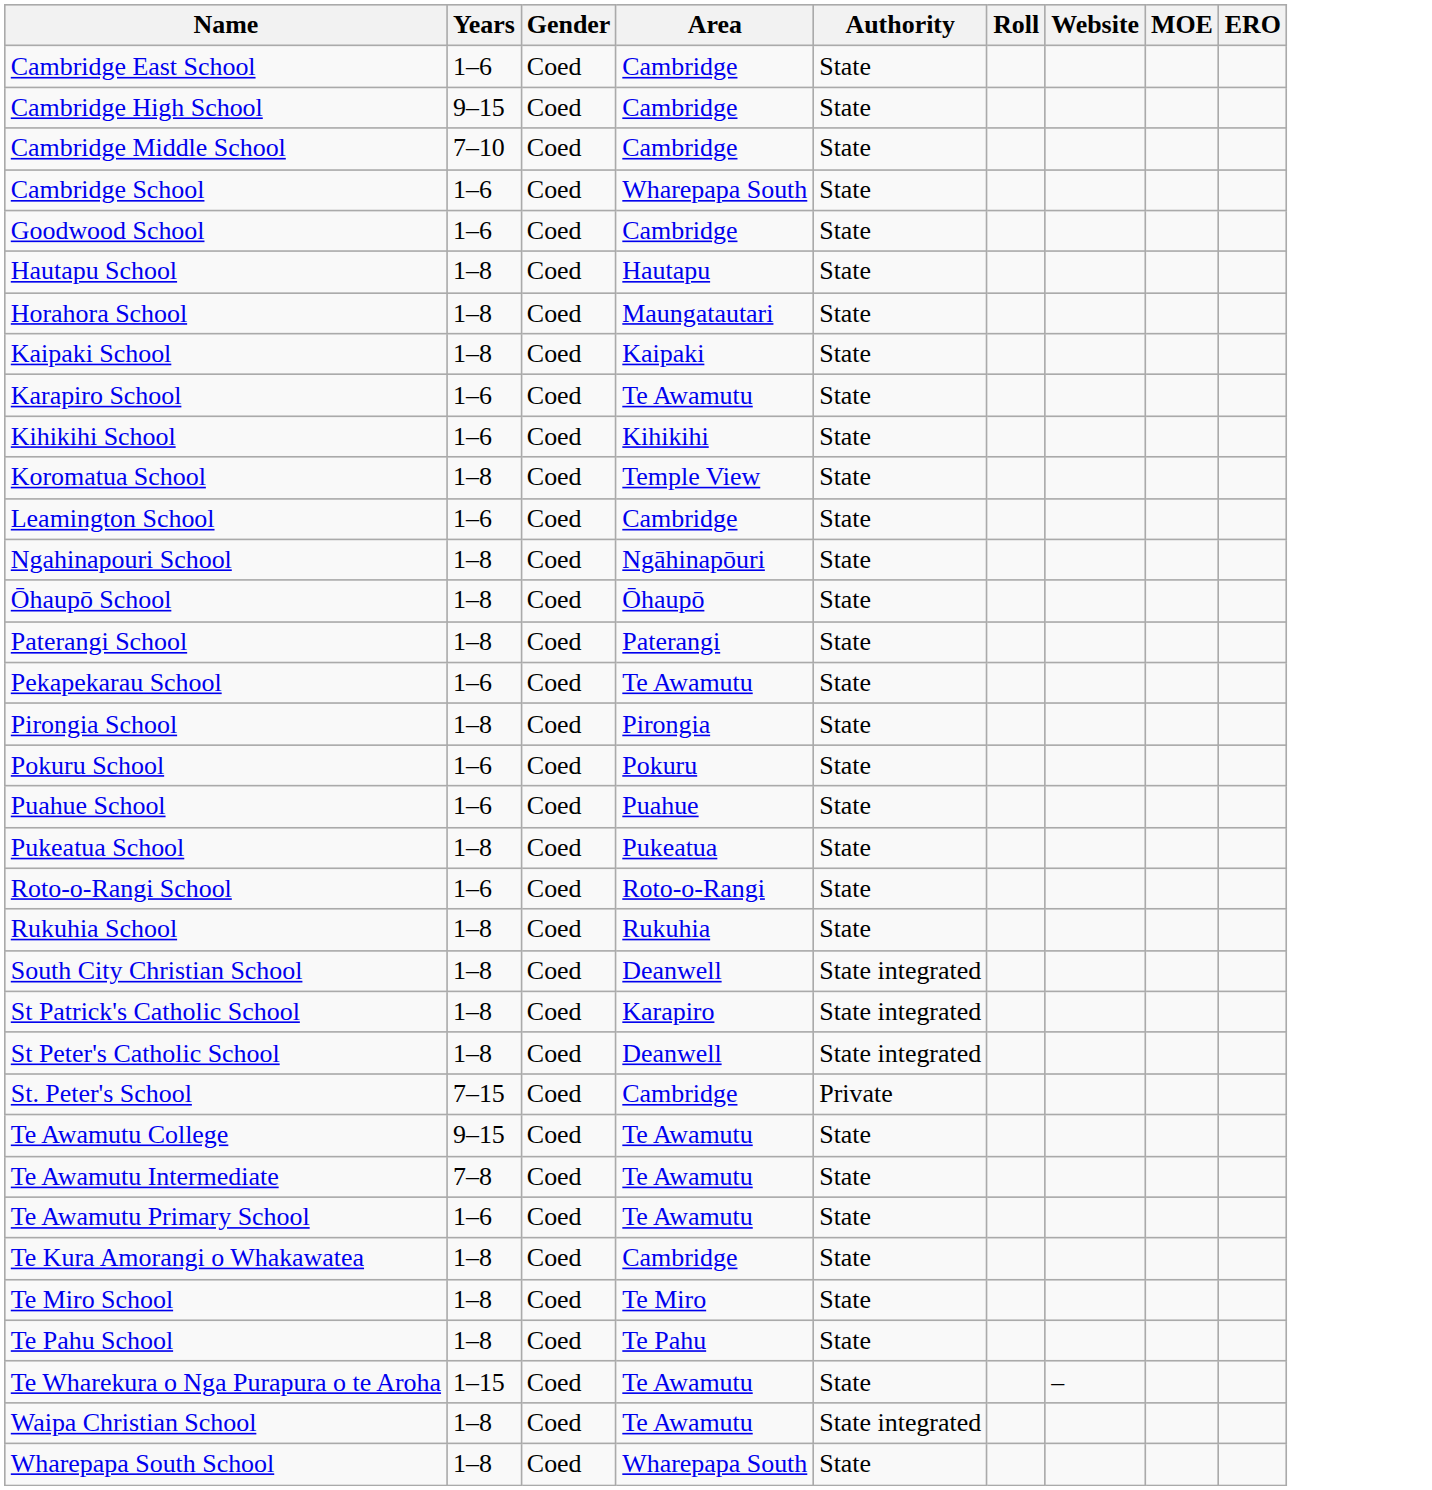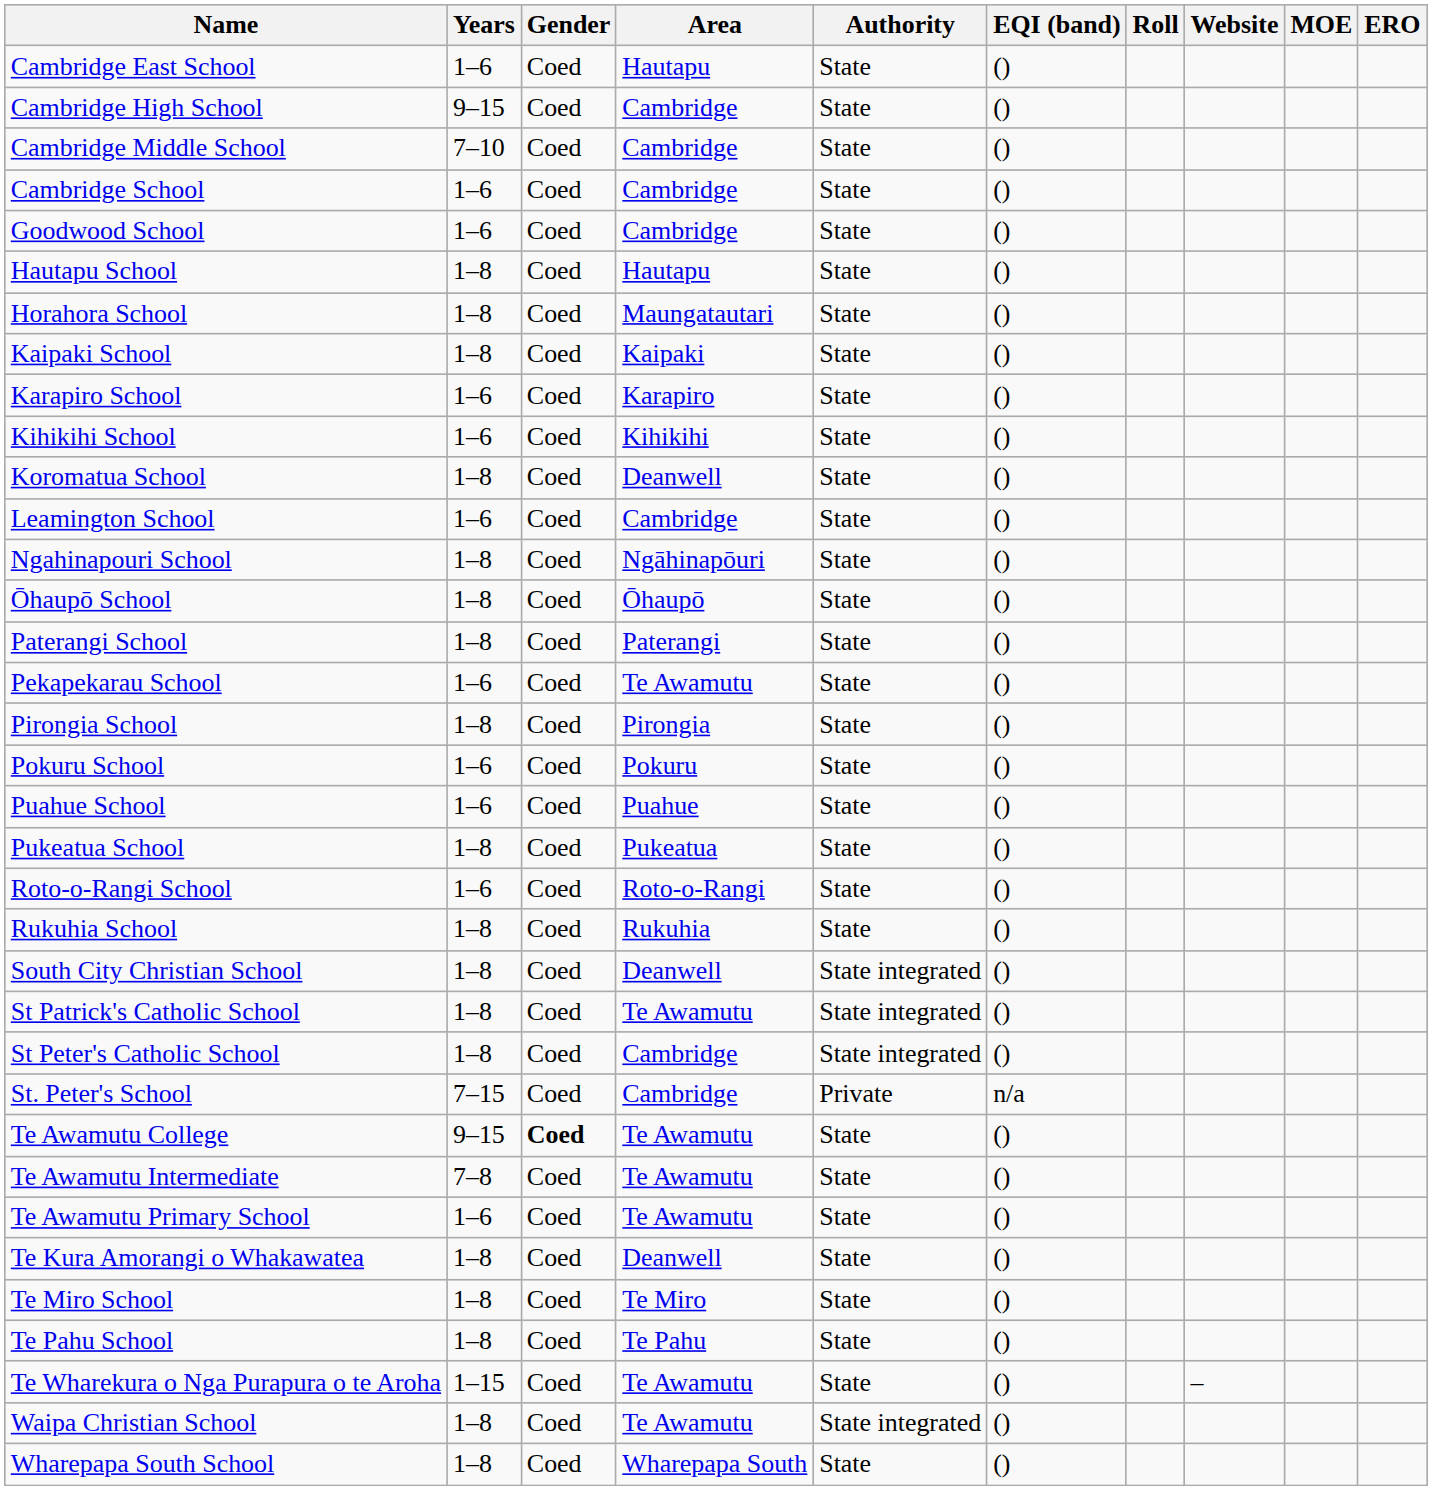+ column: (1057, 25)
(680, 66) Cambridge -> (666, 66) Hautapu
(715, 189) Wharepapa South -> (680, 189) Cambridge
(688, 395) Te Awamutu -> (668, 395) Karapiro
(691, 477) Temple View -> (672, 477) Deanwell
(668, 1011) Karapiro -> (688, 1011) Te Awamutu
(672, 1052) Deanwell -> (680, 1052) Cambridge
(554, 1134) normal -> (556, 1134) bold
(680, 1258) Cambridge -> (672, 1258) Deanwell
